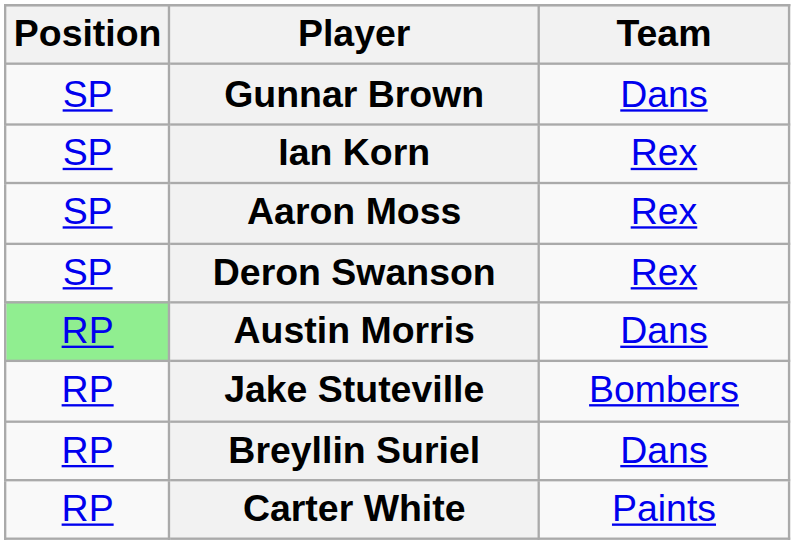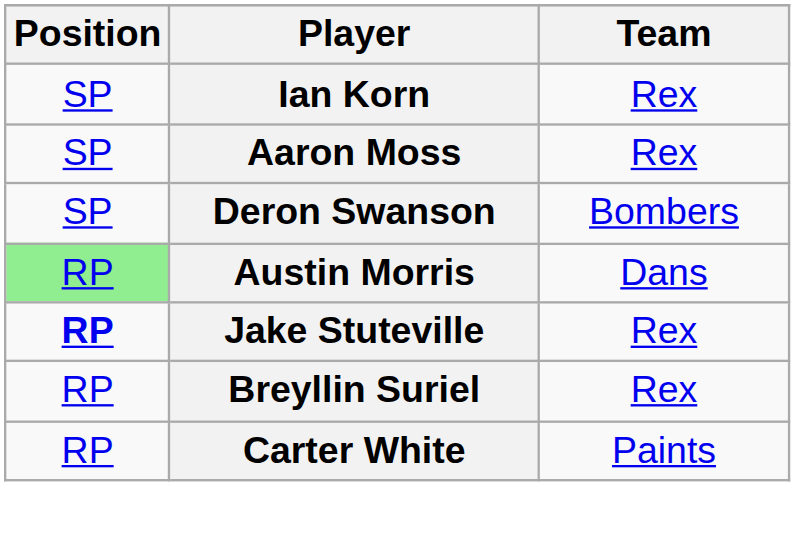- row: (354, 93)
(664, 271) Rex -> (664, 212) Bombers
(88, 390) normal -> (88, 331) bold
(664, 390) Bombers -> (664, 331) Rex
(664, 449) Dans -> (664, 390) Rex
